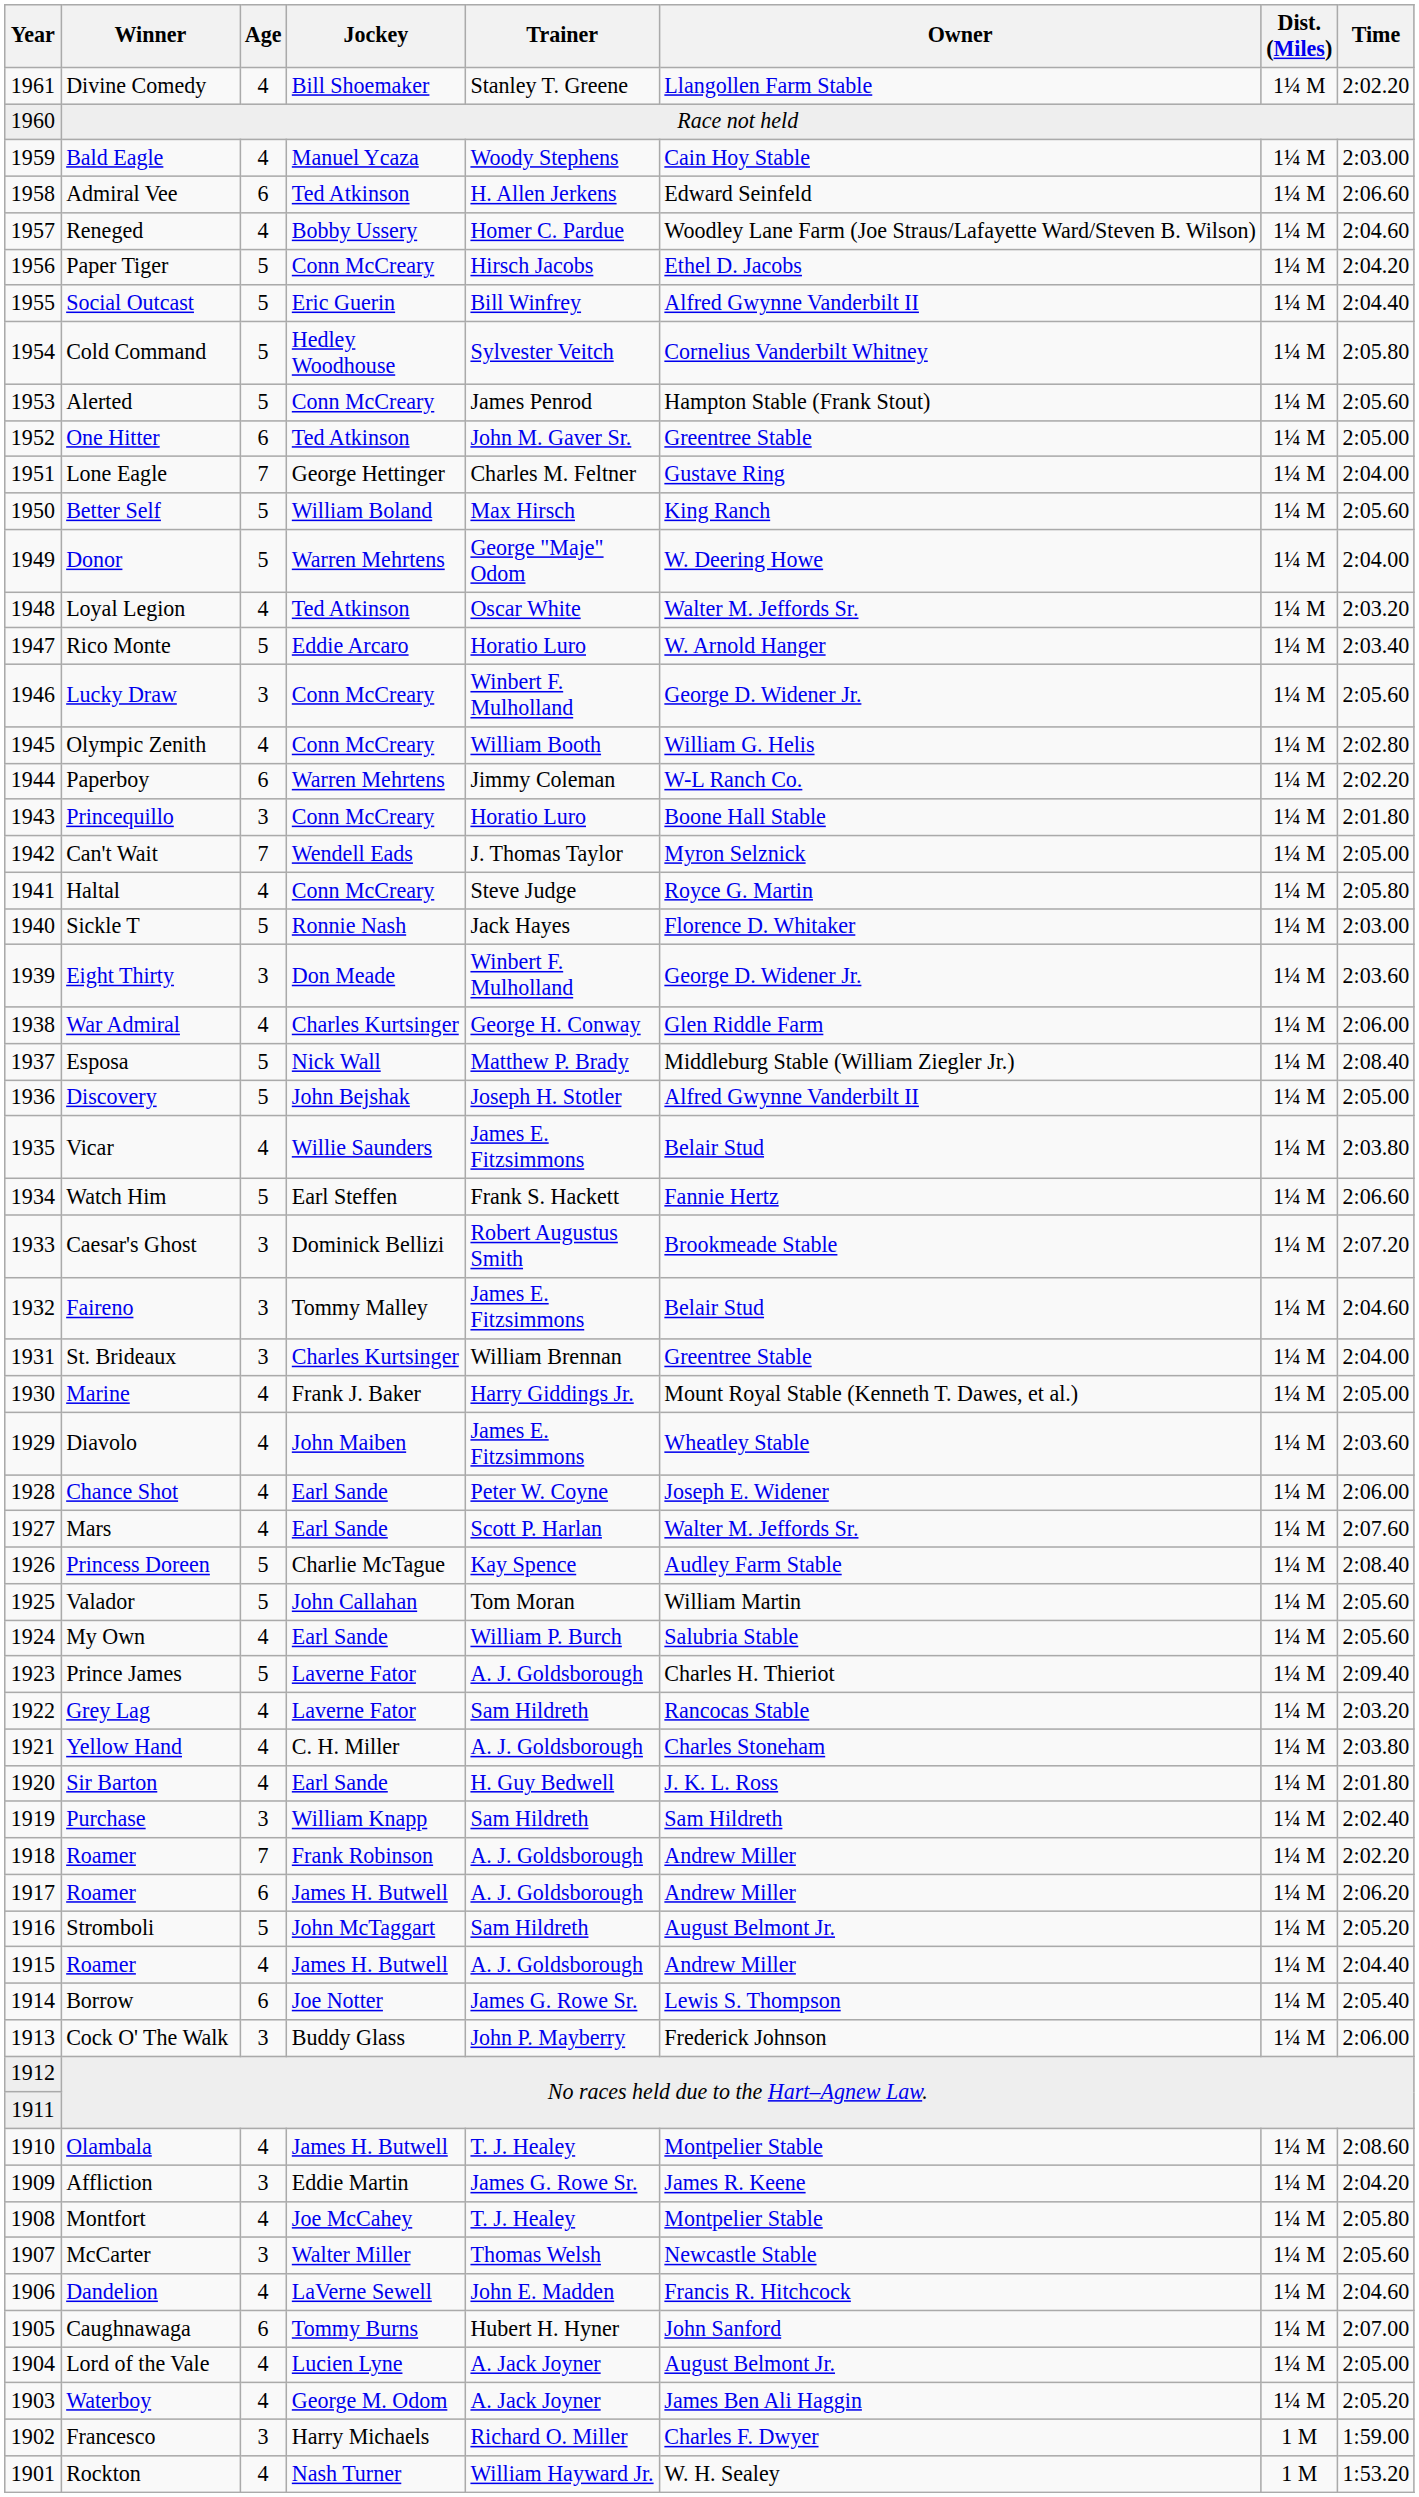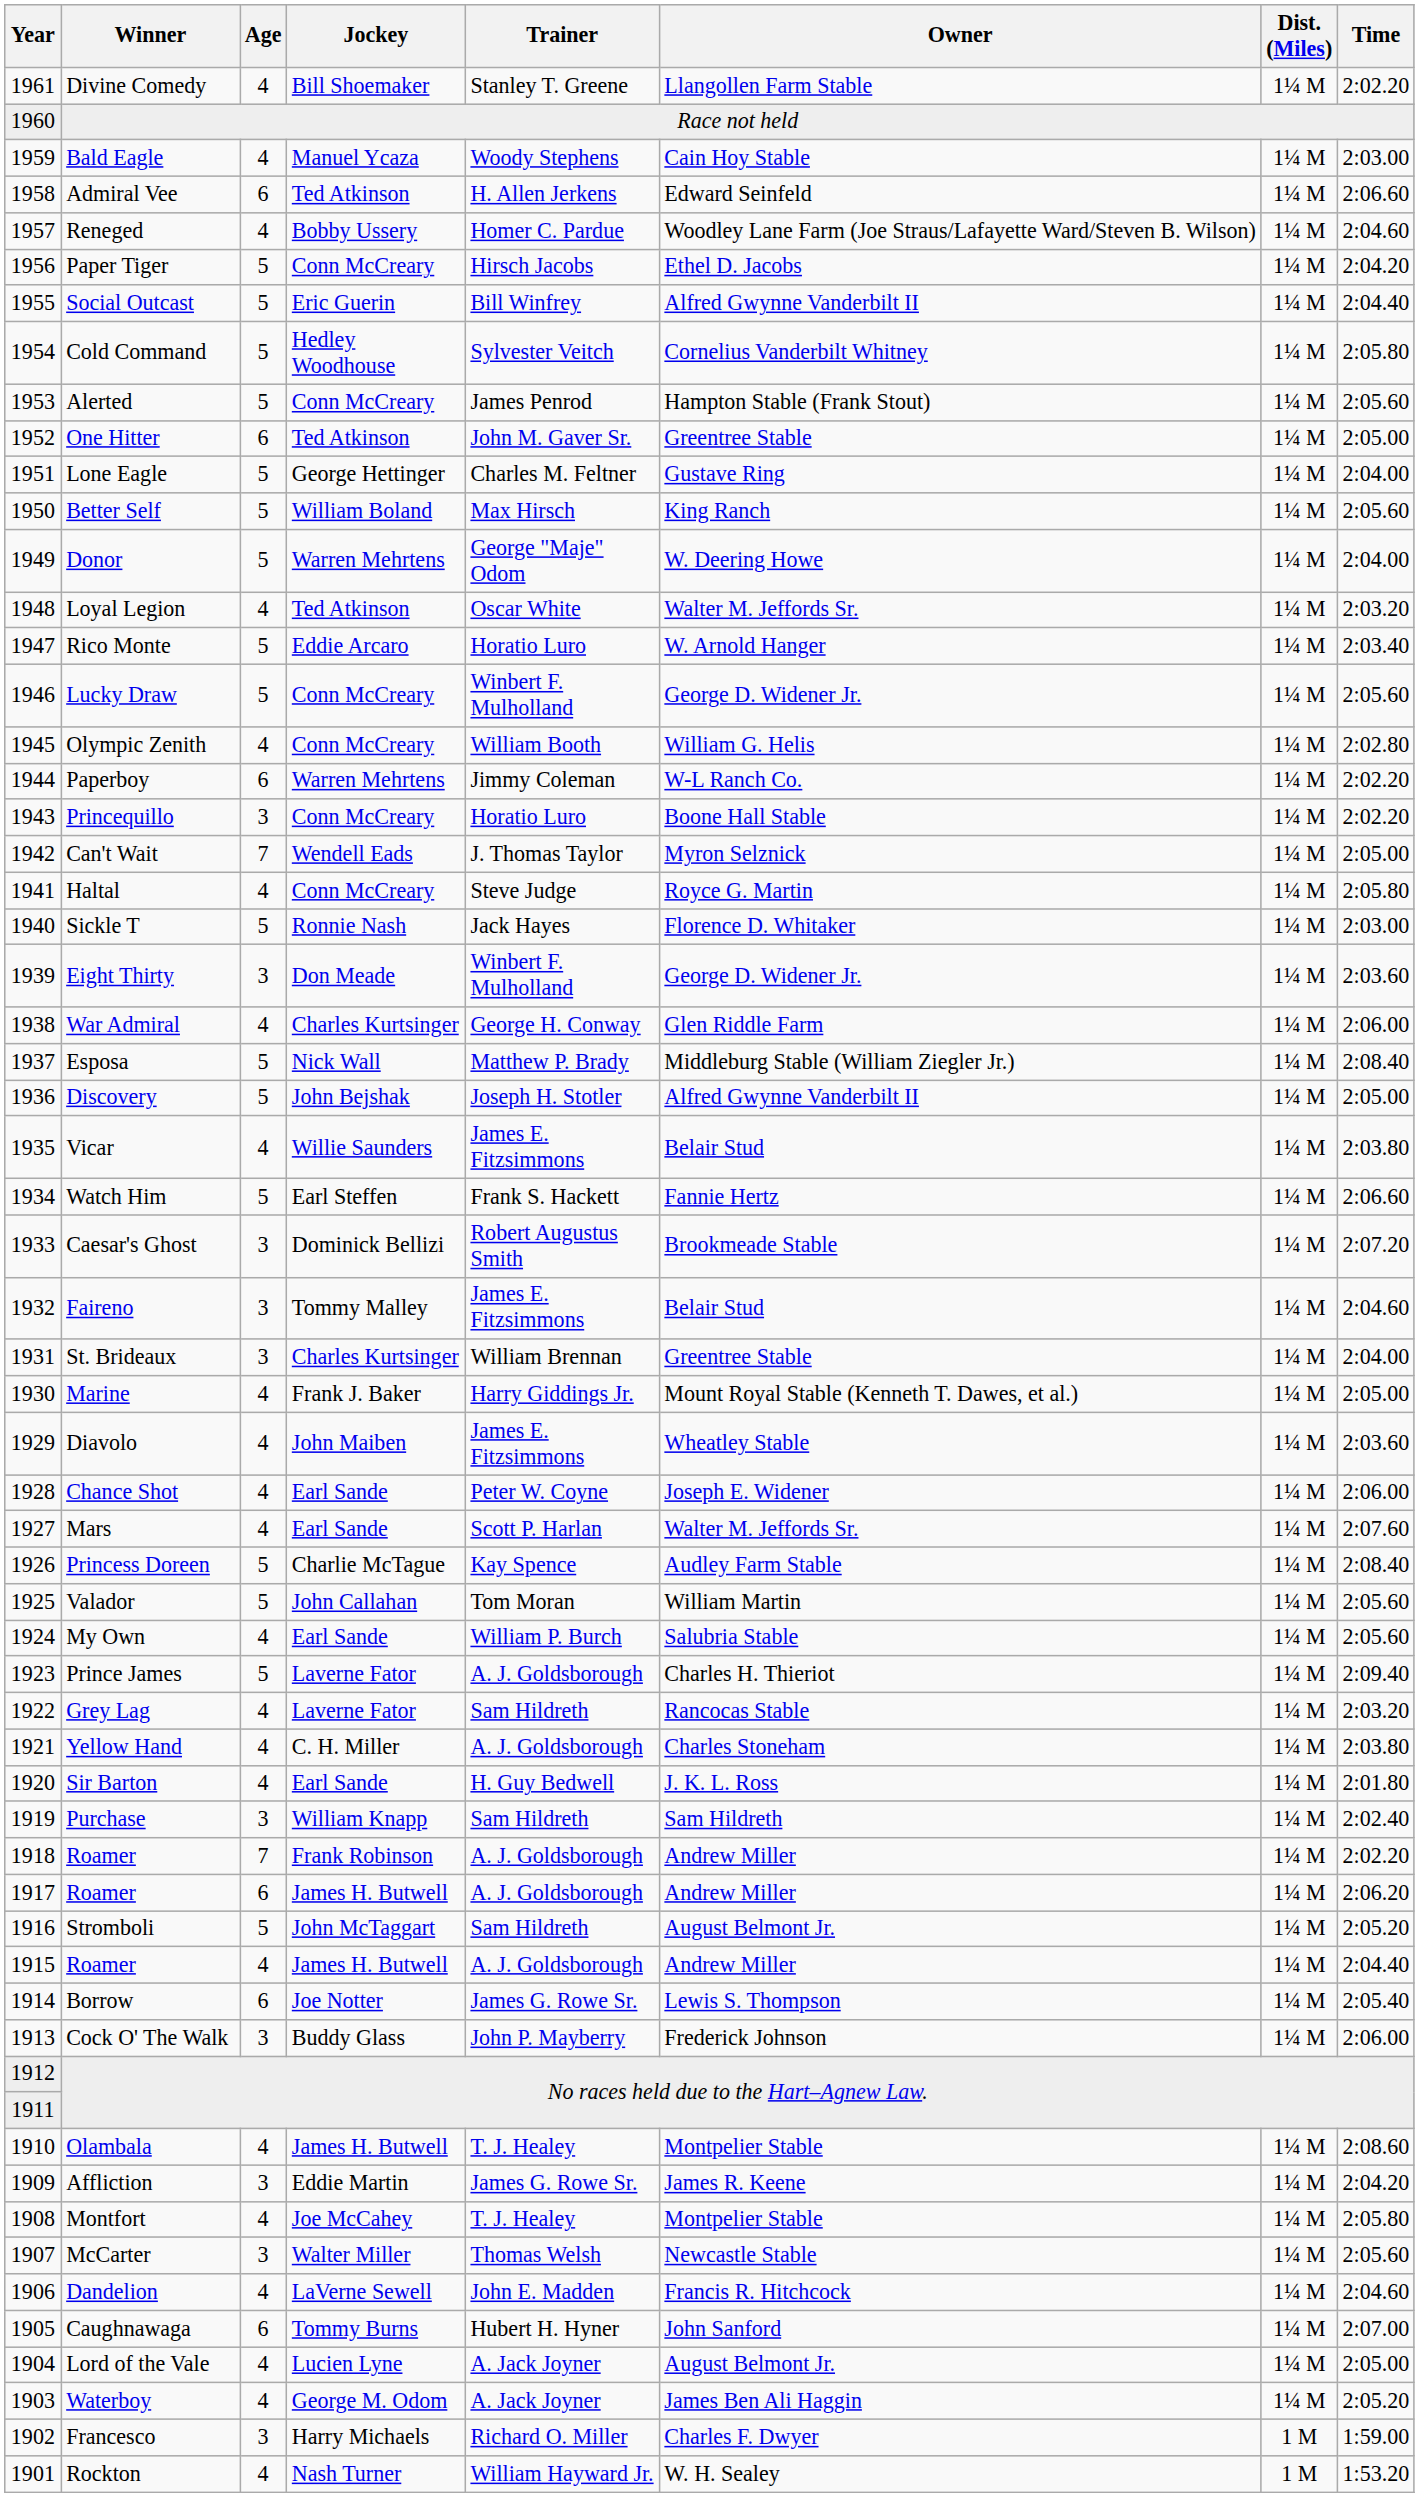(263, 474) 7 -> (263, 474) 5
(263, 695) 3 -> (263, 695) 5
(1376, 817) 2:01.80 -> (1376, 817) 2:02.20
